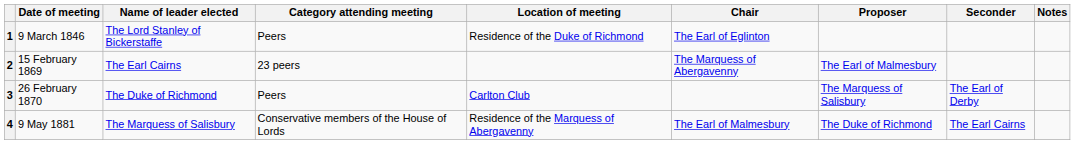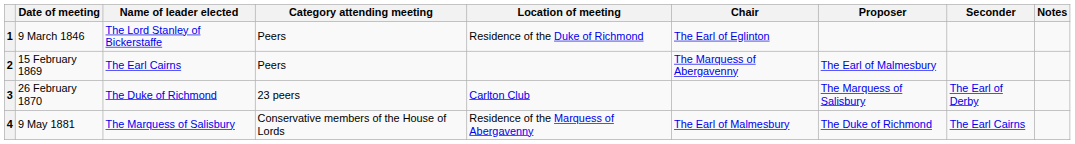(279, 65) 23 peers -> (272, 65) Peers
(272, 95) Peers -> (279, 95) 23 peers
